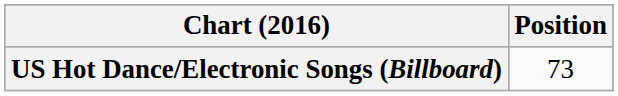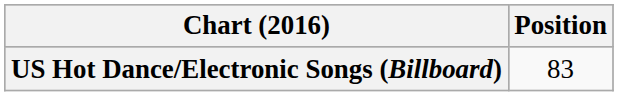(561, 68) 73 -> (561, 68) 83
